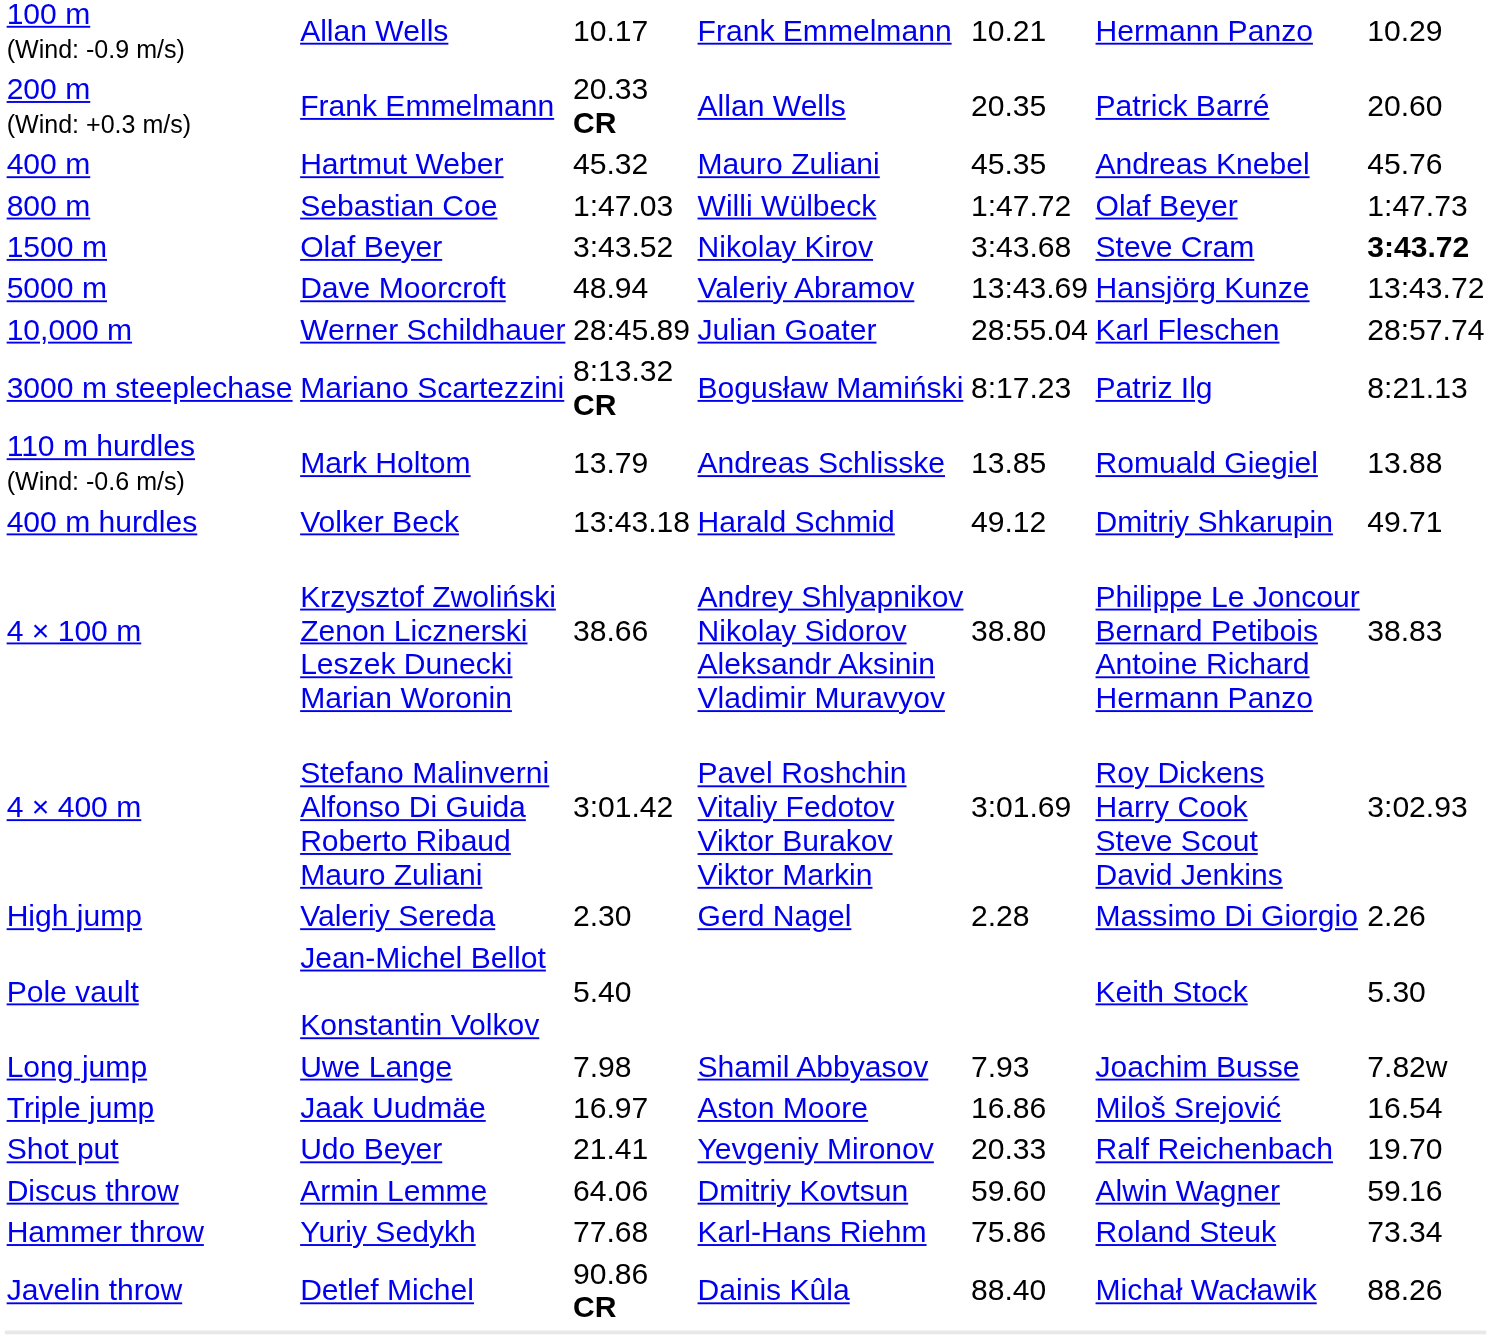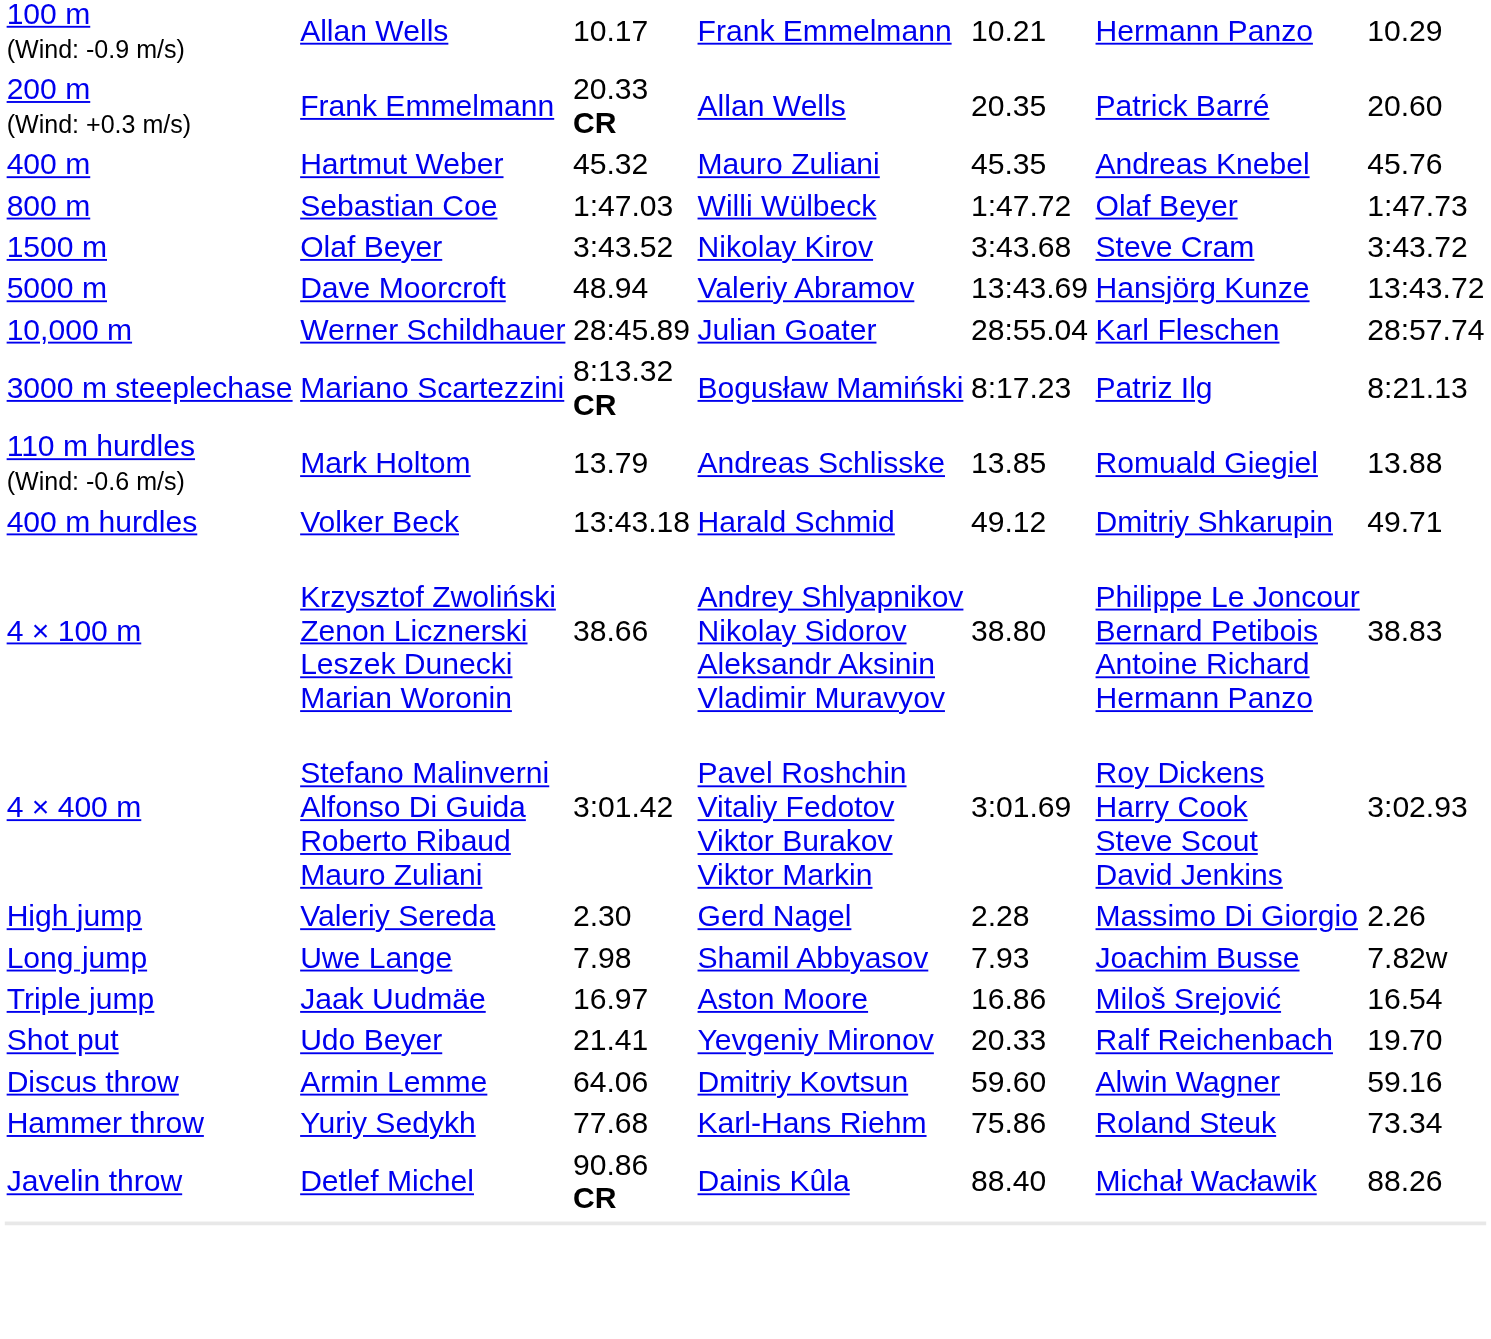(1418, 247) bold -> (1417, 247) normal
- row: (73, 991)
